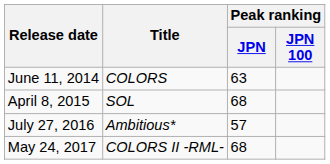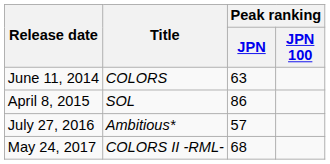(239, 101) 68 -> (239, 101) 86
